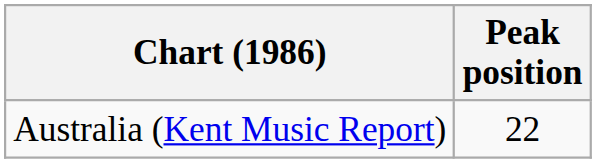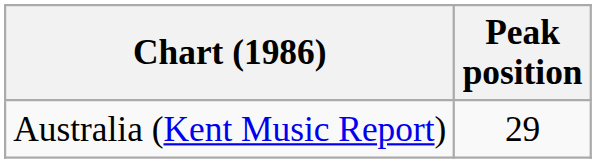(523, 128) 22 -> (523, 128) 29
